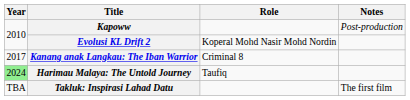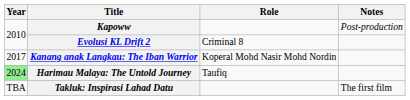(269, 42) Koperal Mohd Nasir Mohd Nordin -> (223, 42) Criminal 8
(223, 57) Criminal 8 -> (269, 57) Koperal Mohd Nasir Mohd Nordin
